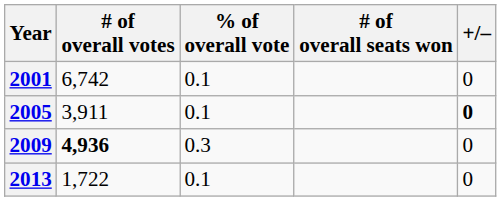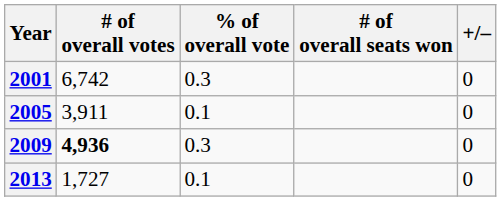(198, 78) 0.1 -> (198, 78) 0.3
(468, 111) bold -> (468, 111) normal
(85, 178) 1,722 -> (85, 178) 1,727
